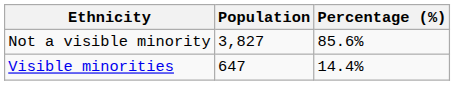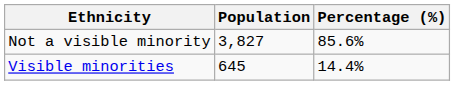(232, 67) 647 -> (232, 67) 645
